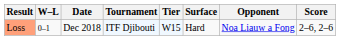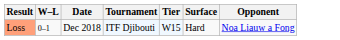- column: (316, 12)
